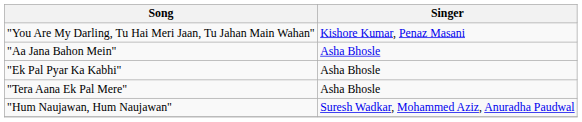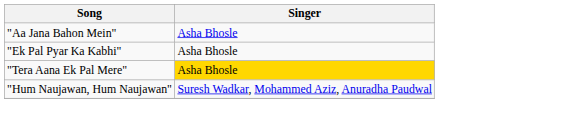- row: (161, 32)
(350, 88) no background -> (208, 70) gold background
